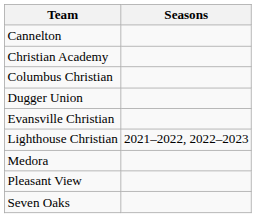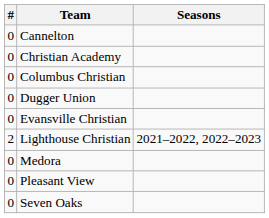+ column: (11, 14)
